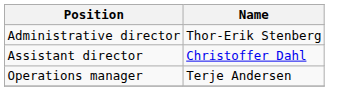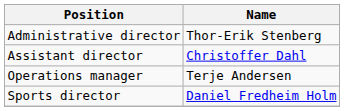+ row: (64, 96)
